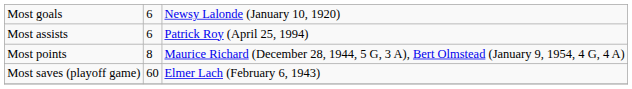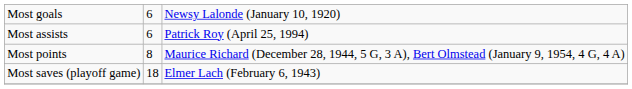(152, 73) 60 -> (152, 73) 18
